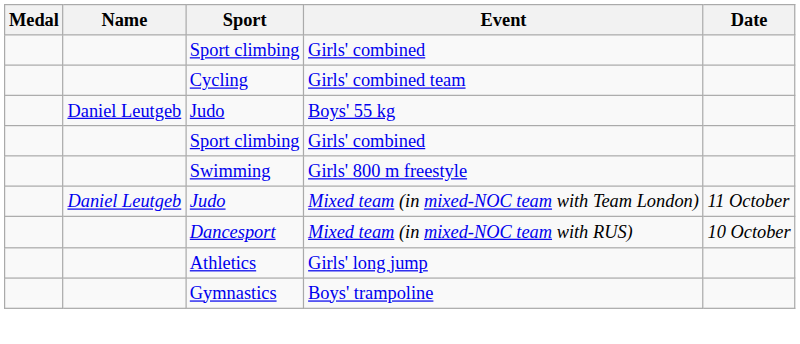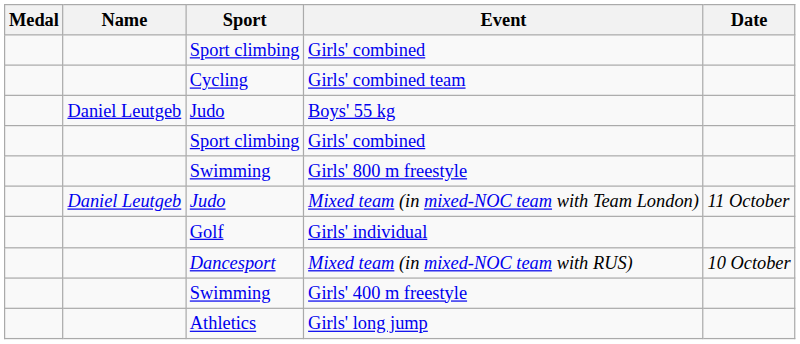+ row: (207, 232)
+ row: (230, 292)
- row: (233, 292)
